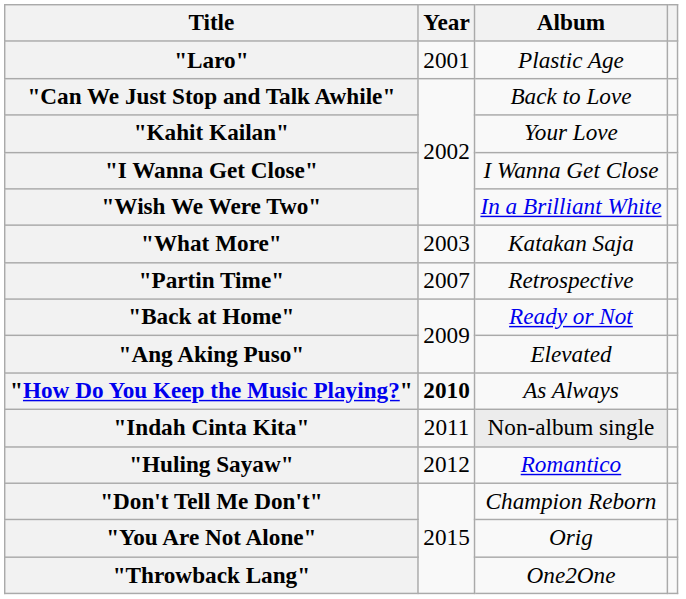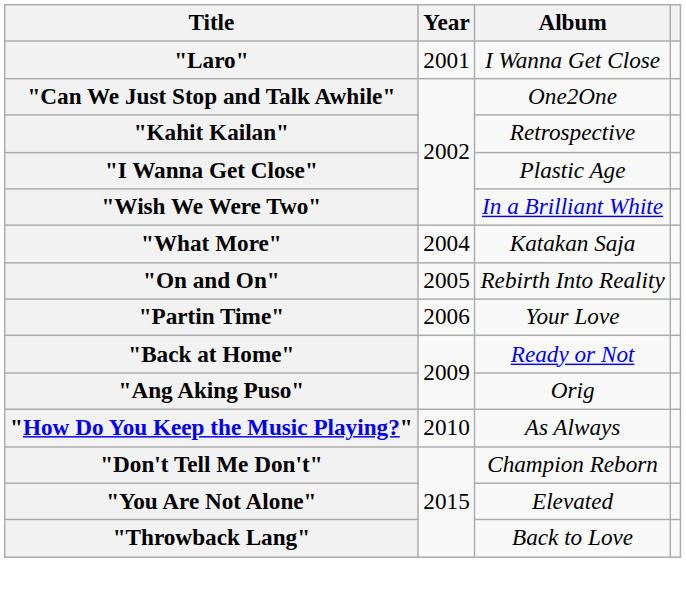(571, 59) Plastic Age -> (573, 59) I Wanna Get Close
(571, 96) Back to Love -> (573, 96) One2One
(571, 133) Your Love -> (573, 133) Retrospective
(571, 170) I Wanna Get Close -> (573, 170) Plastic Age
(447, 243) 2003 -> (447, 243) 2004
+ row: (211, 280)
(447, 280) 2007 -> (447, 317) 2006
(571, 280) Retrospective -> (573, 317) Your Love
(571, 354) Elevated -> (573, 390) Orig
(447, 390) bold -> (447, 427) normal
- row: (211, 427)
- row: (211, 464)
(571, 538) Orig -> (573, 501) Elevated
(571, 574) One2One -> (573, 538) Back to Love
